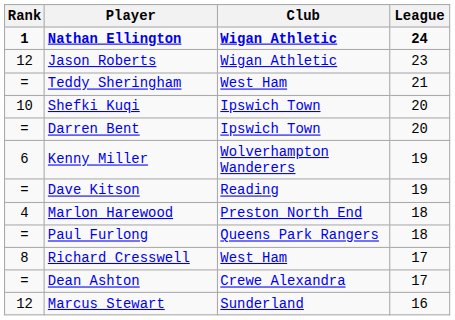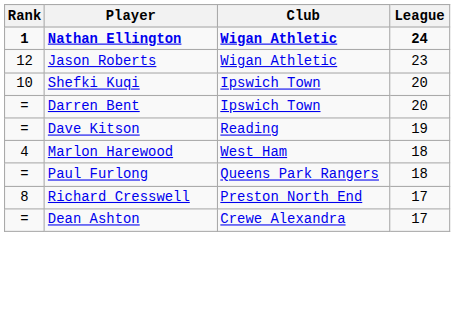- row: (115, 84)
- row: (98, 160)
(291, 213) Preston North End -> (254, 152) West Ham
(254, 259) West Ham -> (291, 197) Preston North End
- row: (106, 304)
